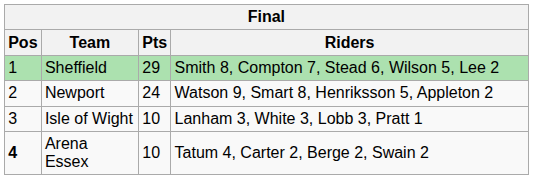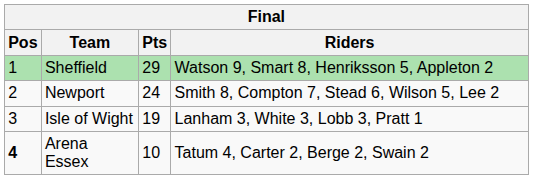(337, 67) Smith 8, Compton 7, Stead 6, Wilson 5, Lee 2 -> (334, 67) Watson 9, Smart 8, Henriksson 5, Appleton 2
(334, 93) Watson 9, Smart 8, Henriksson 5, Appleton 2 -> (337, 93) Smith 8, Compton 7, Stead 6, Wilson 5, Lee 2
(151, 118) 10 -> (151, 118) 19
